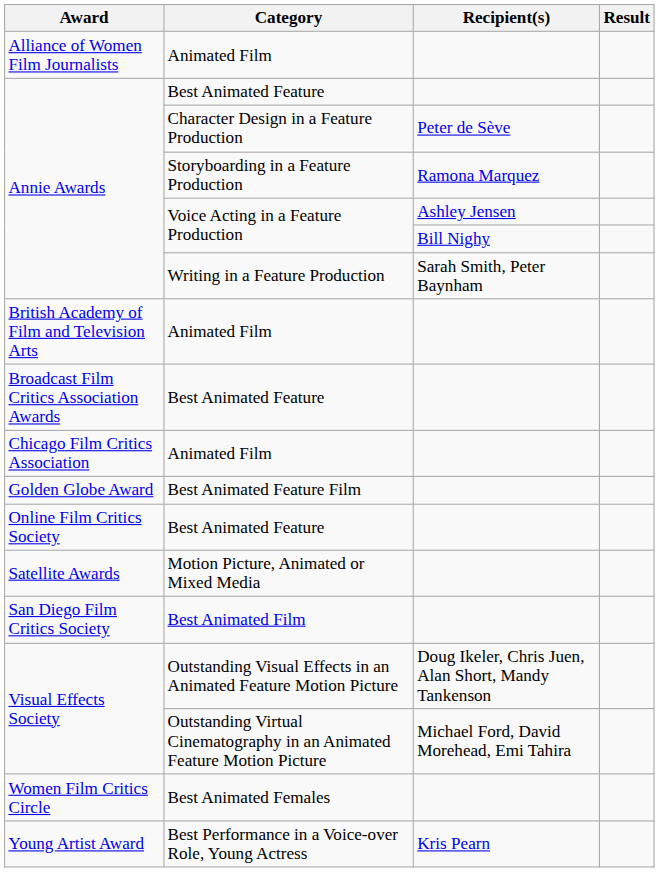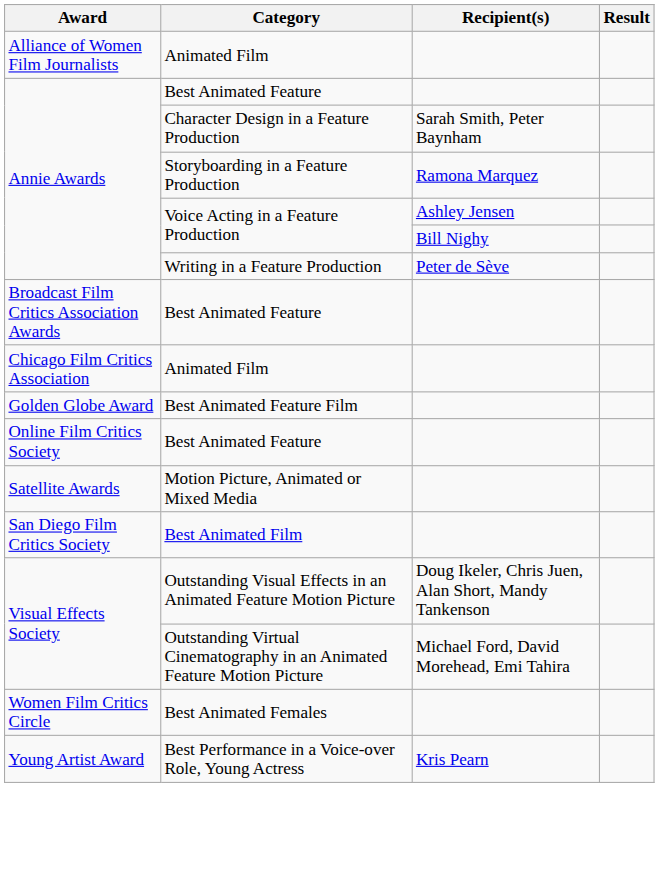(464, 128) Peter de Sève -> (480, 128) Sarah Smith, Peter Baynham
(481, 275) Sarah Smith, Peter Baynham -> (463, 265) Peter de Sève
- row: (77, 331)
